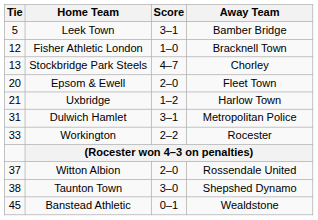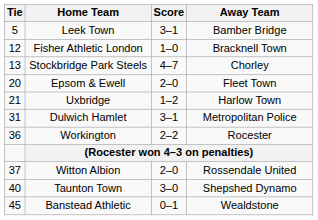(15, 135) 33 -> (15, 135) 36
(15, 188) 38 -> (15, 188) 40
